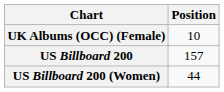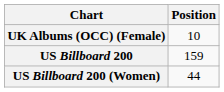(194, 55) 157 -> (194, 55) 159
